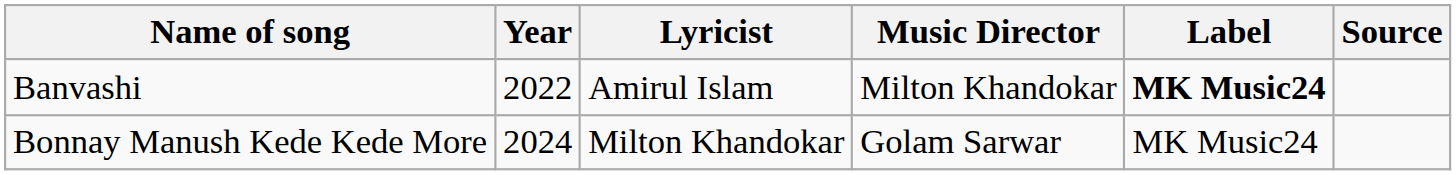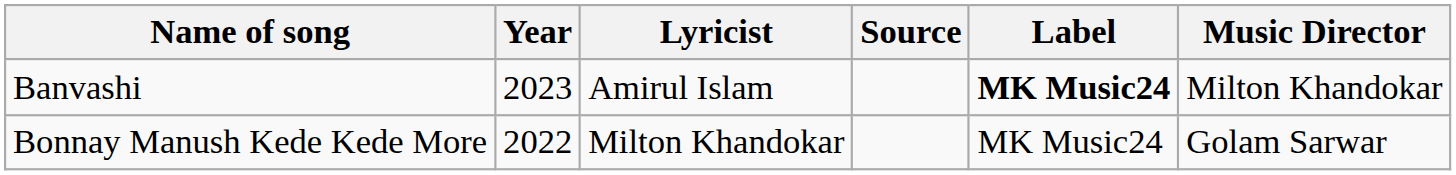columns swapped: (989, 31) <-> (1392, 31)
(538, 86) 2022 -> (538, 86) 2023
(538, 141) 2024 -> (538, 141) 2022
